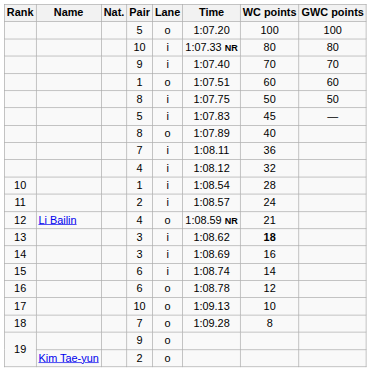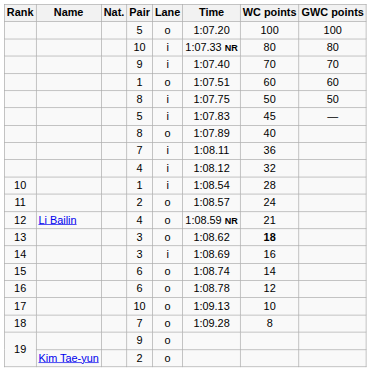(168, 202) i -> (168, 202) o
(168, 237) i -> (168, 237) o
(168, 271) i -> (168, 271) o
